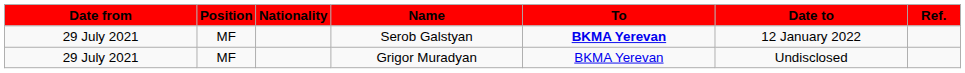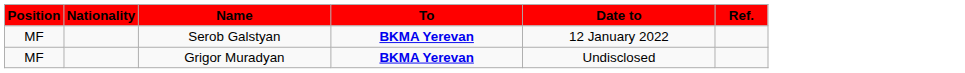- column: (101, 15)
(619, 58) normal -> (427, 58) bold
